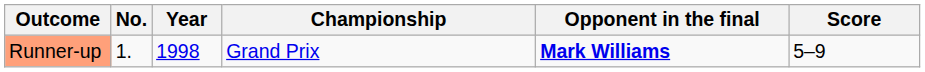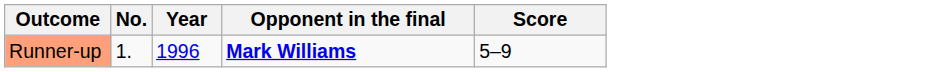- column: (379, 19)
(178, 50) 1998 -> (178, 50) 1996
